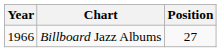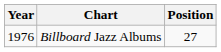(21, 36) 1966 -> (21, 36) 1976
